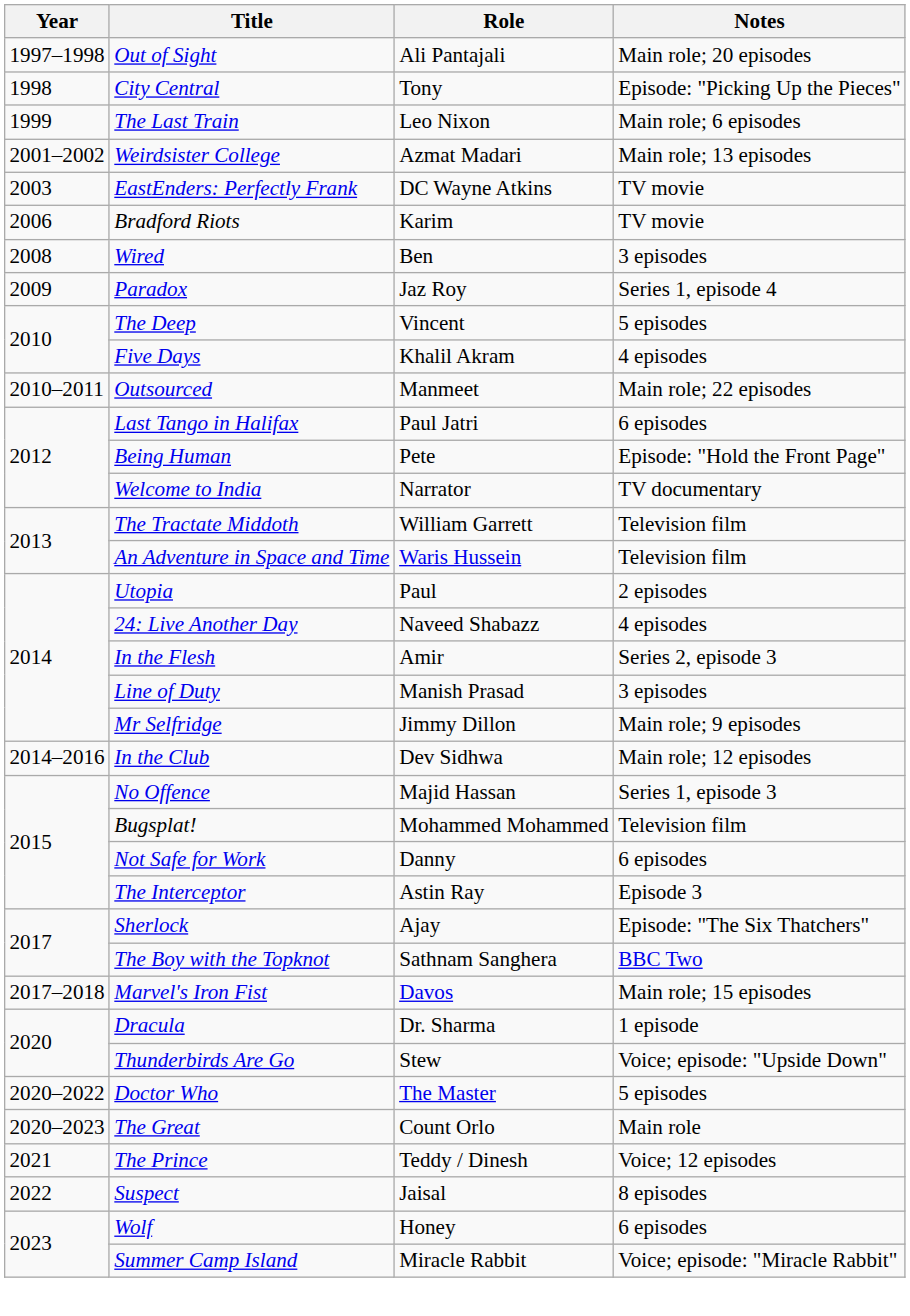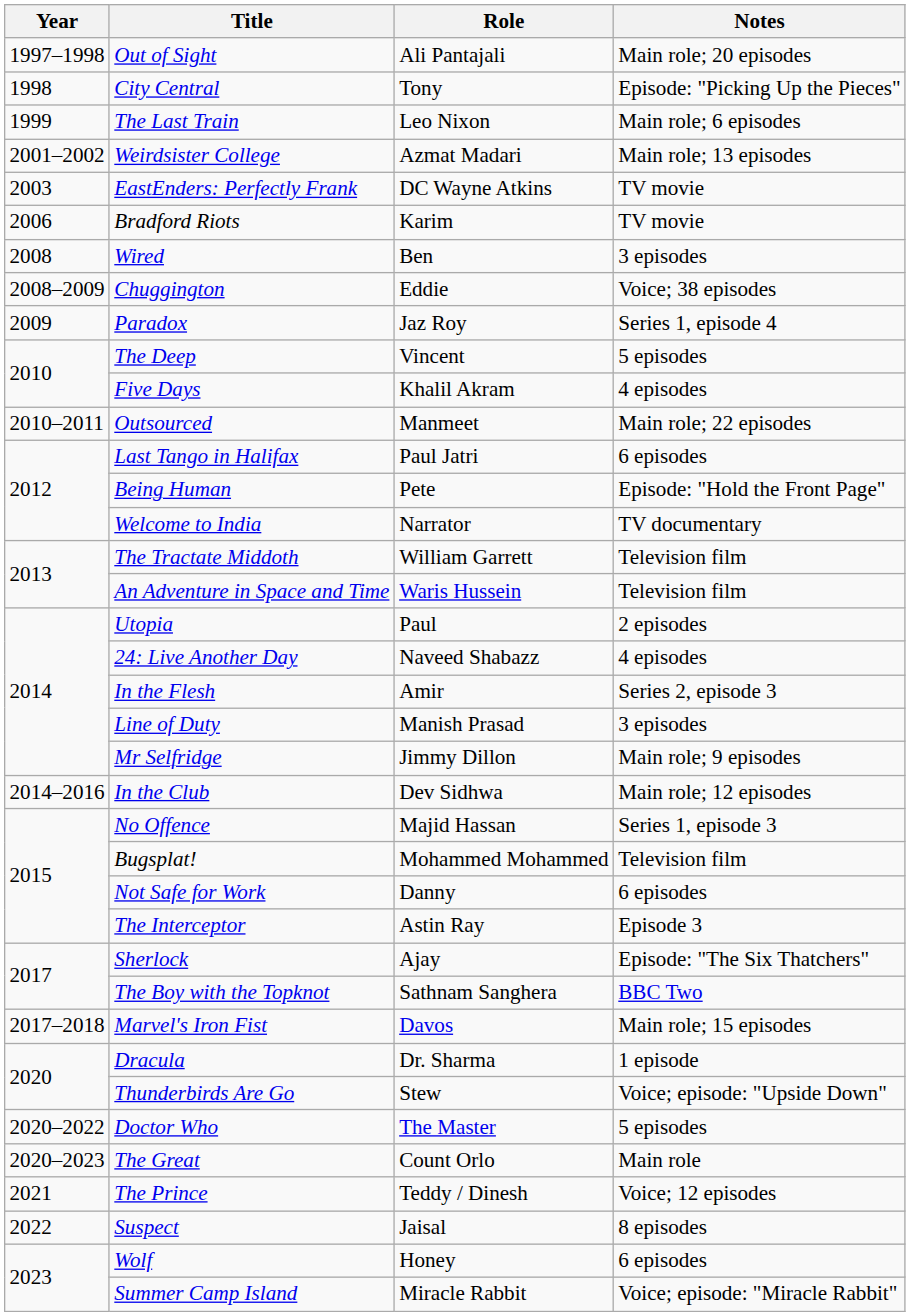+ row: (169, 289)
